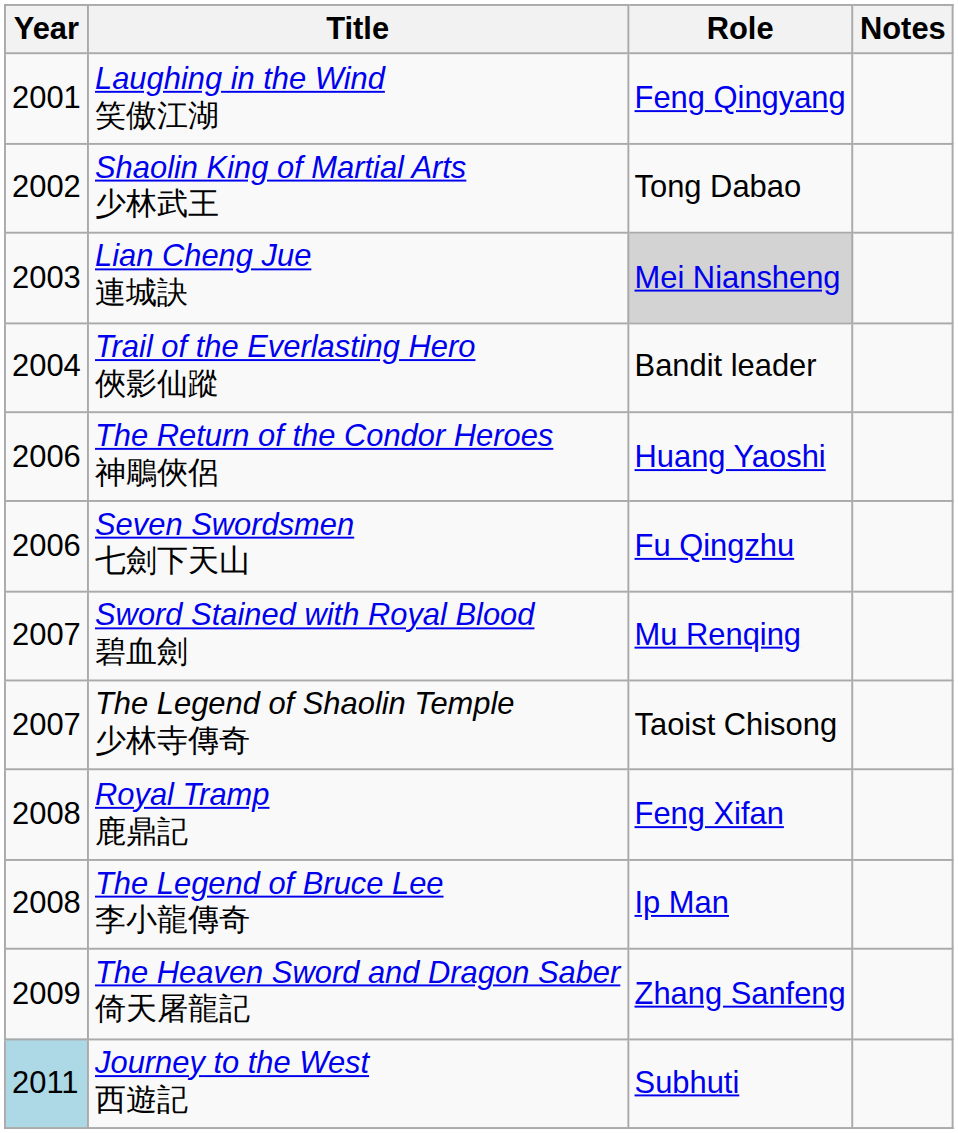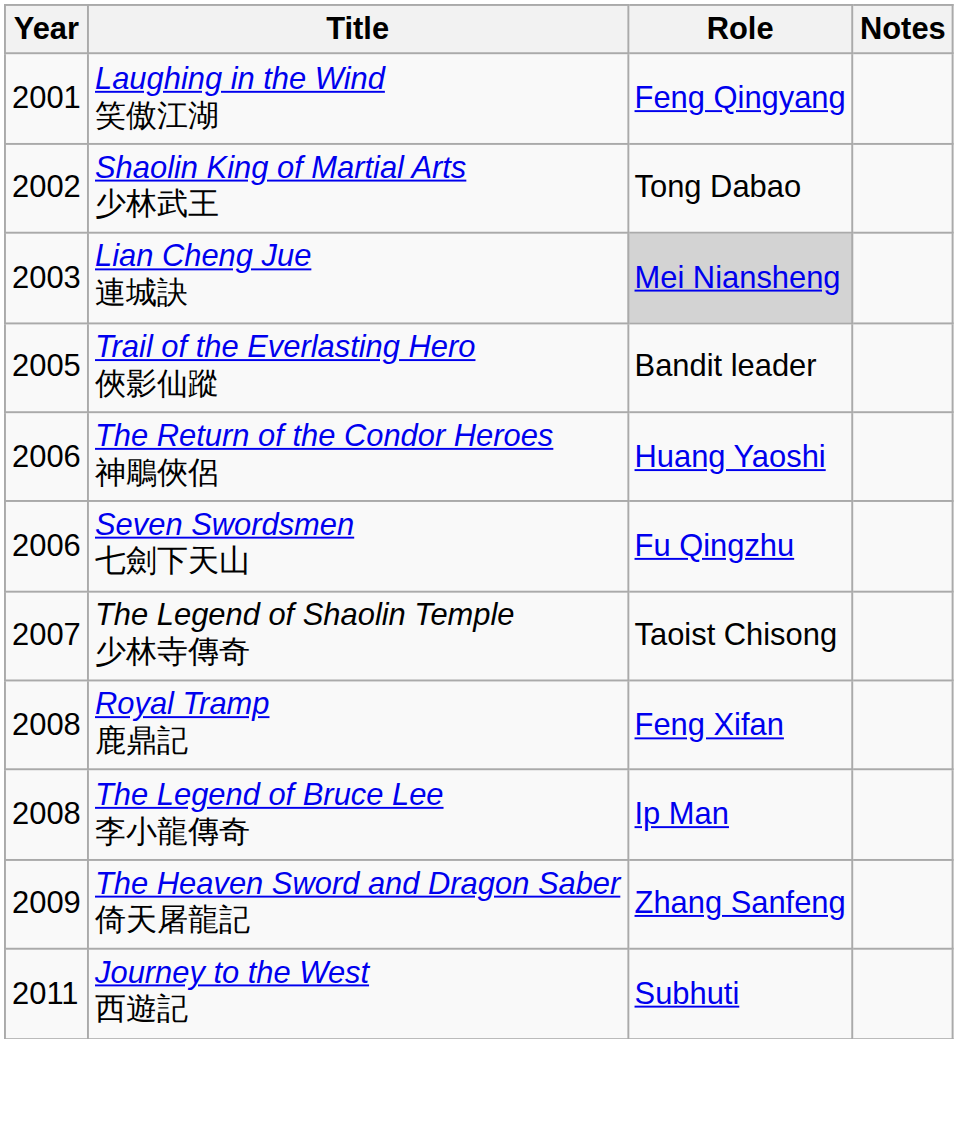(46, 366) 2004 -> (46, 366) 2005
- row: (315, 633)
(45, 1082) lightblue background -> (45, 993) no background
